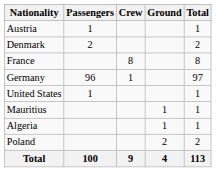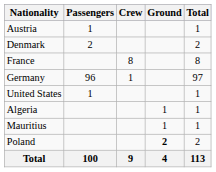rows swapped: (22, 126) <-> (27, 110)
(164, 142) normal -> (164, 142) bold
